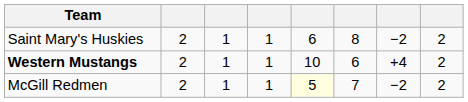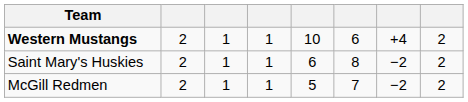rows swapped: (72, 62) <-> (76, 39)
(312, 85) lightyellow background -> (312, 85) no background
